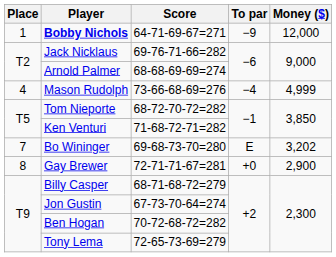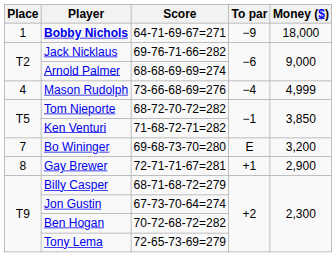(301, 33) 12,000 -> (301, 33) 18,000
(301, 147) 3,202 -> (301, 147) 3,200
(249, 166) +0 -> (249, 166) +1
